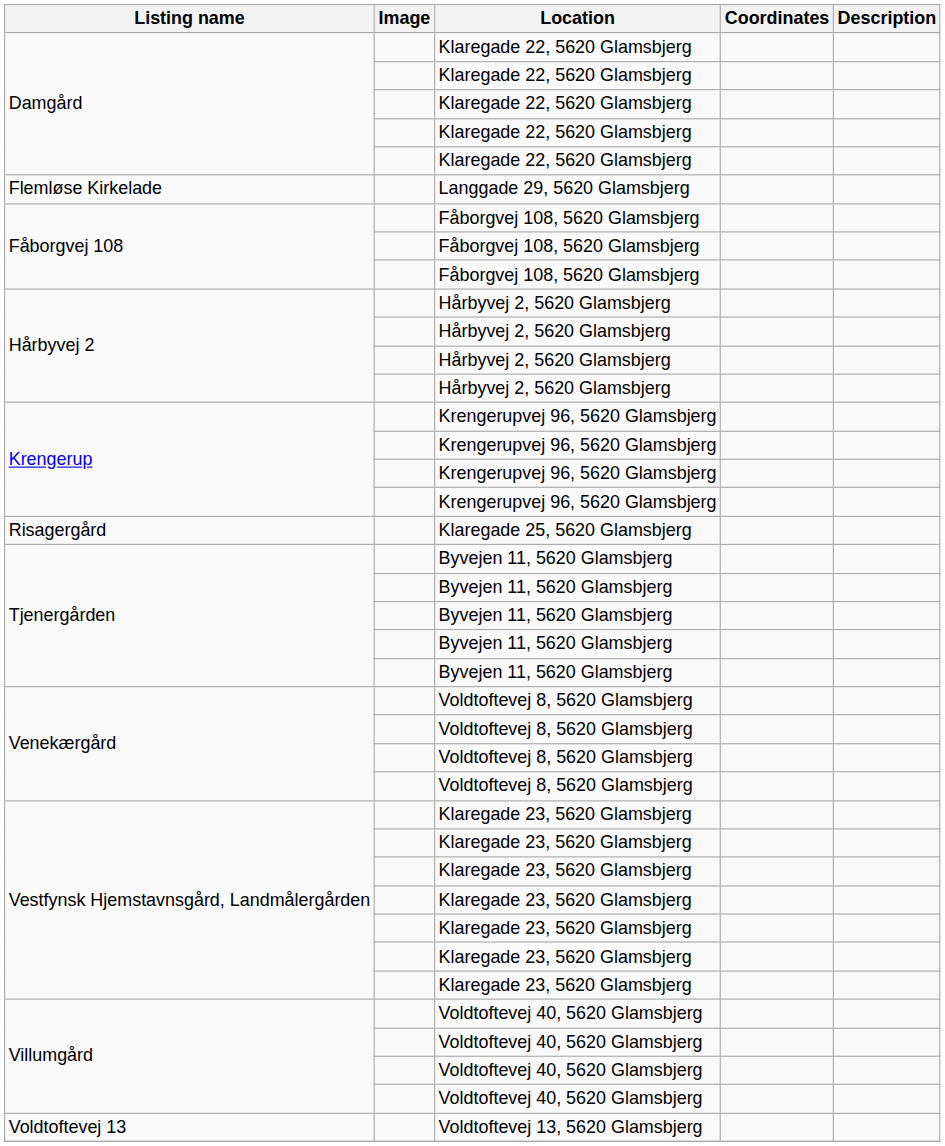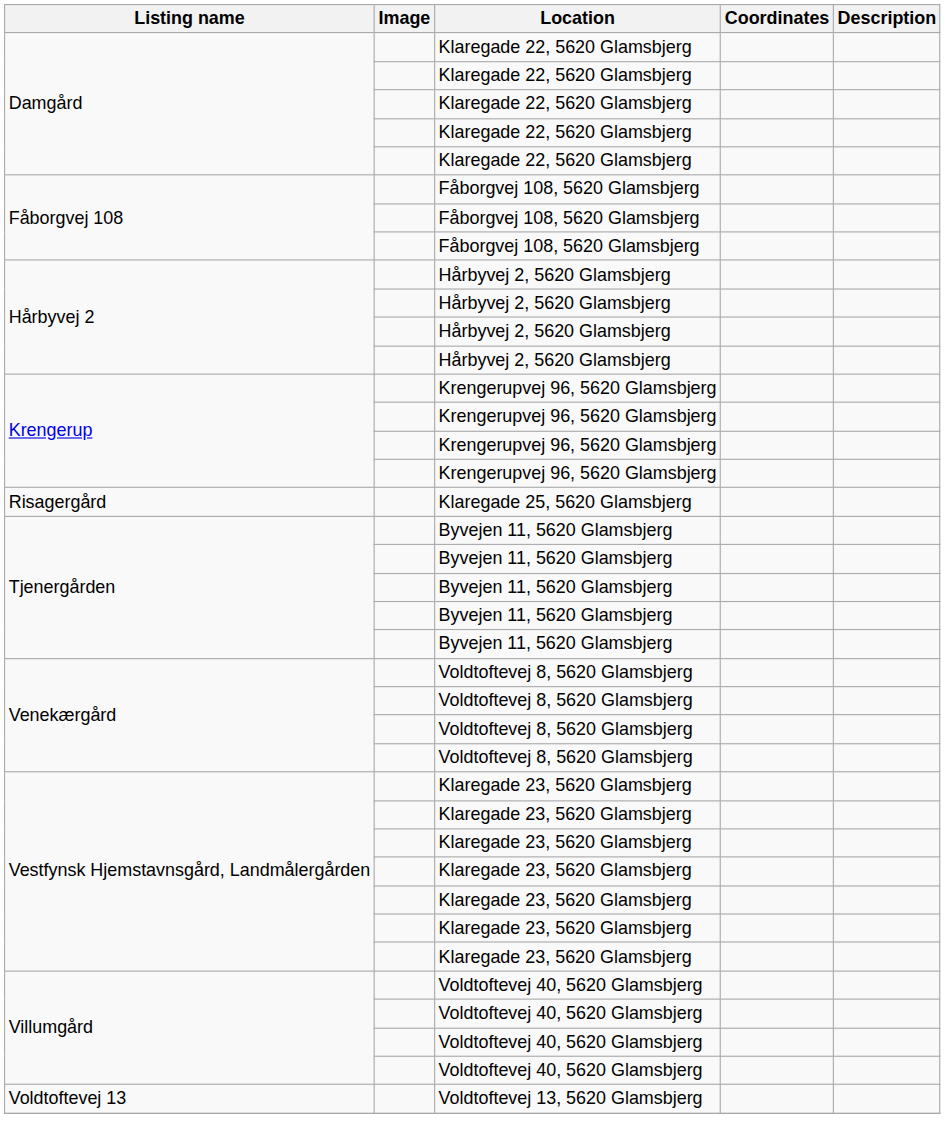- row: (85, 189)
